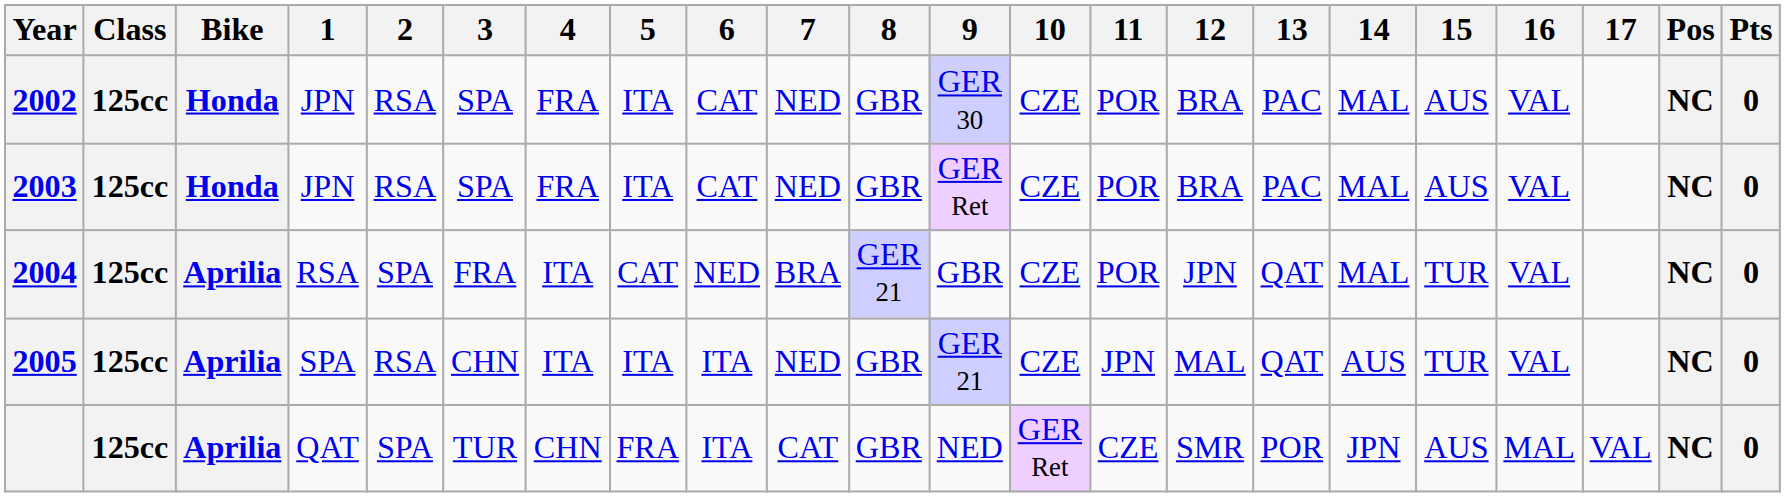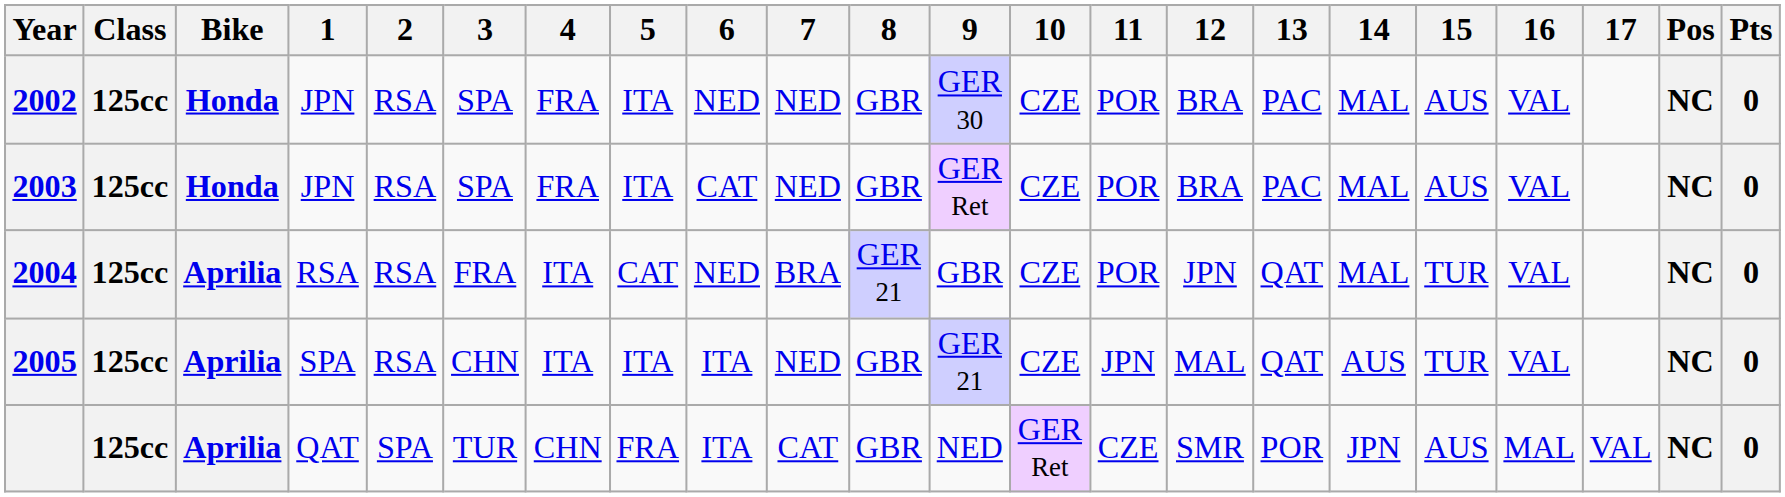(727, 99) CAT -> (727, 99) NED
(405, 273) SPA -> (405, 273) RSA
